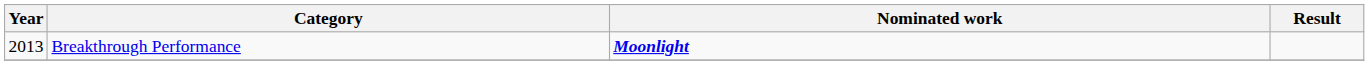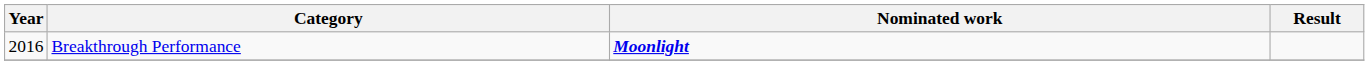(26, 45) 2013 -> (26, 45) 2016
